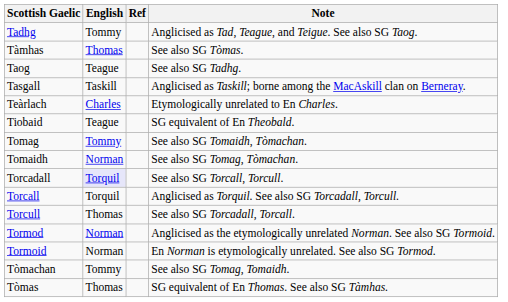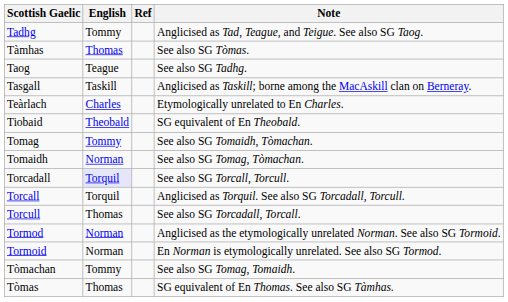(102, 123) Teague -> (107, 123) Theobald
